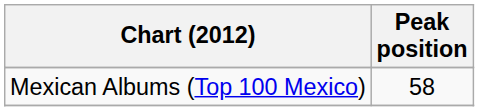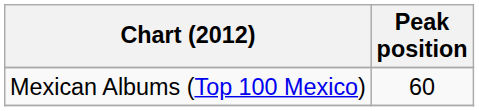(422, 86) 58 -> (422, 86) 60
